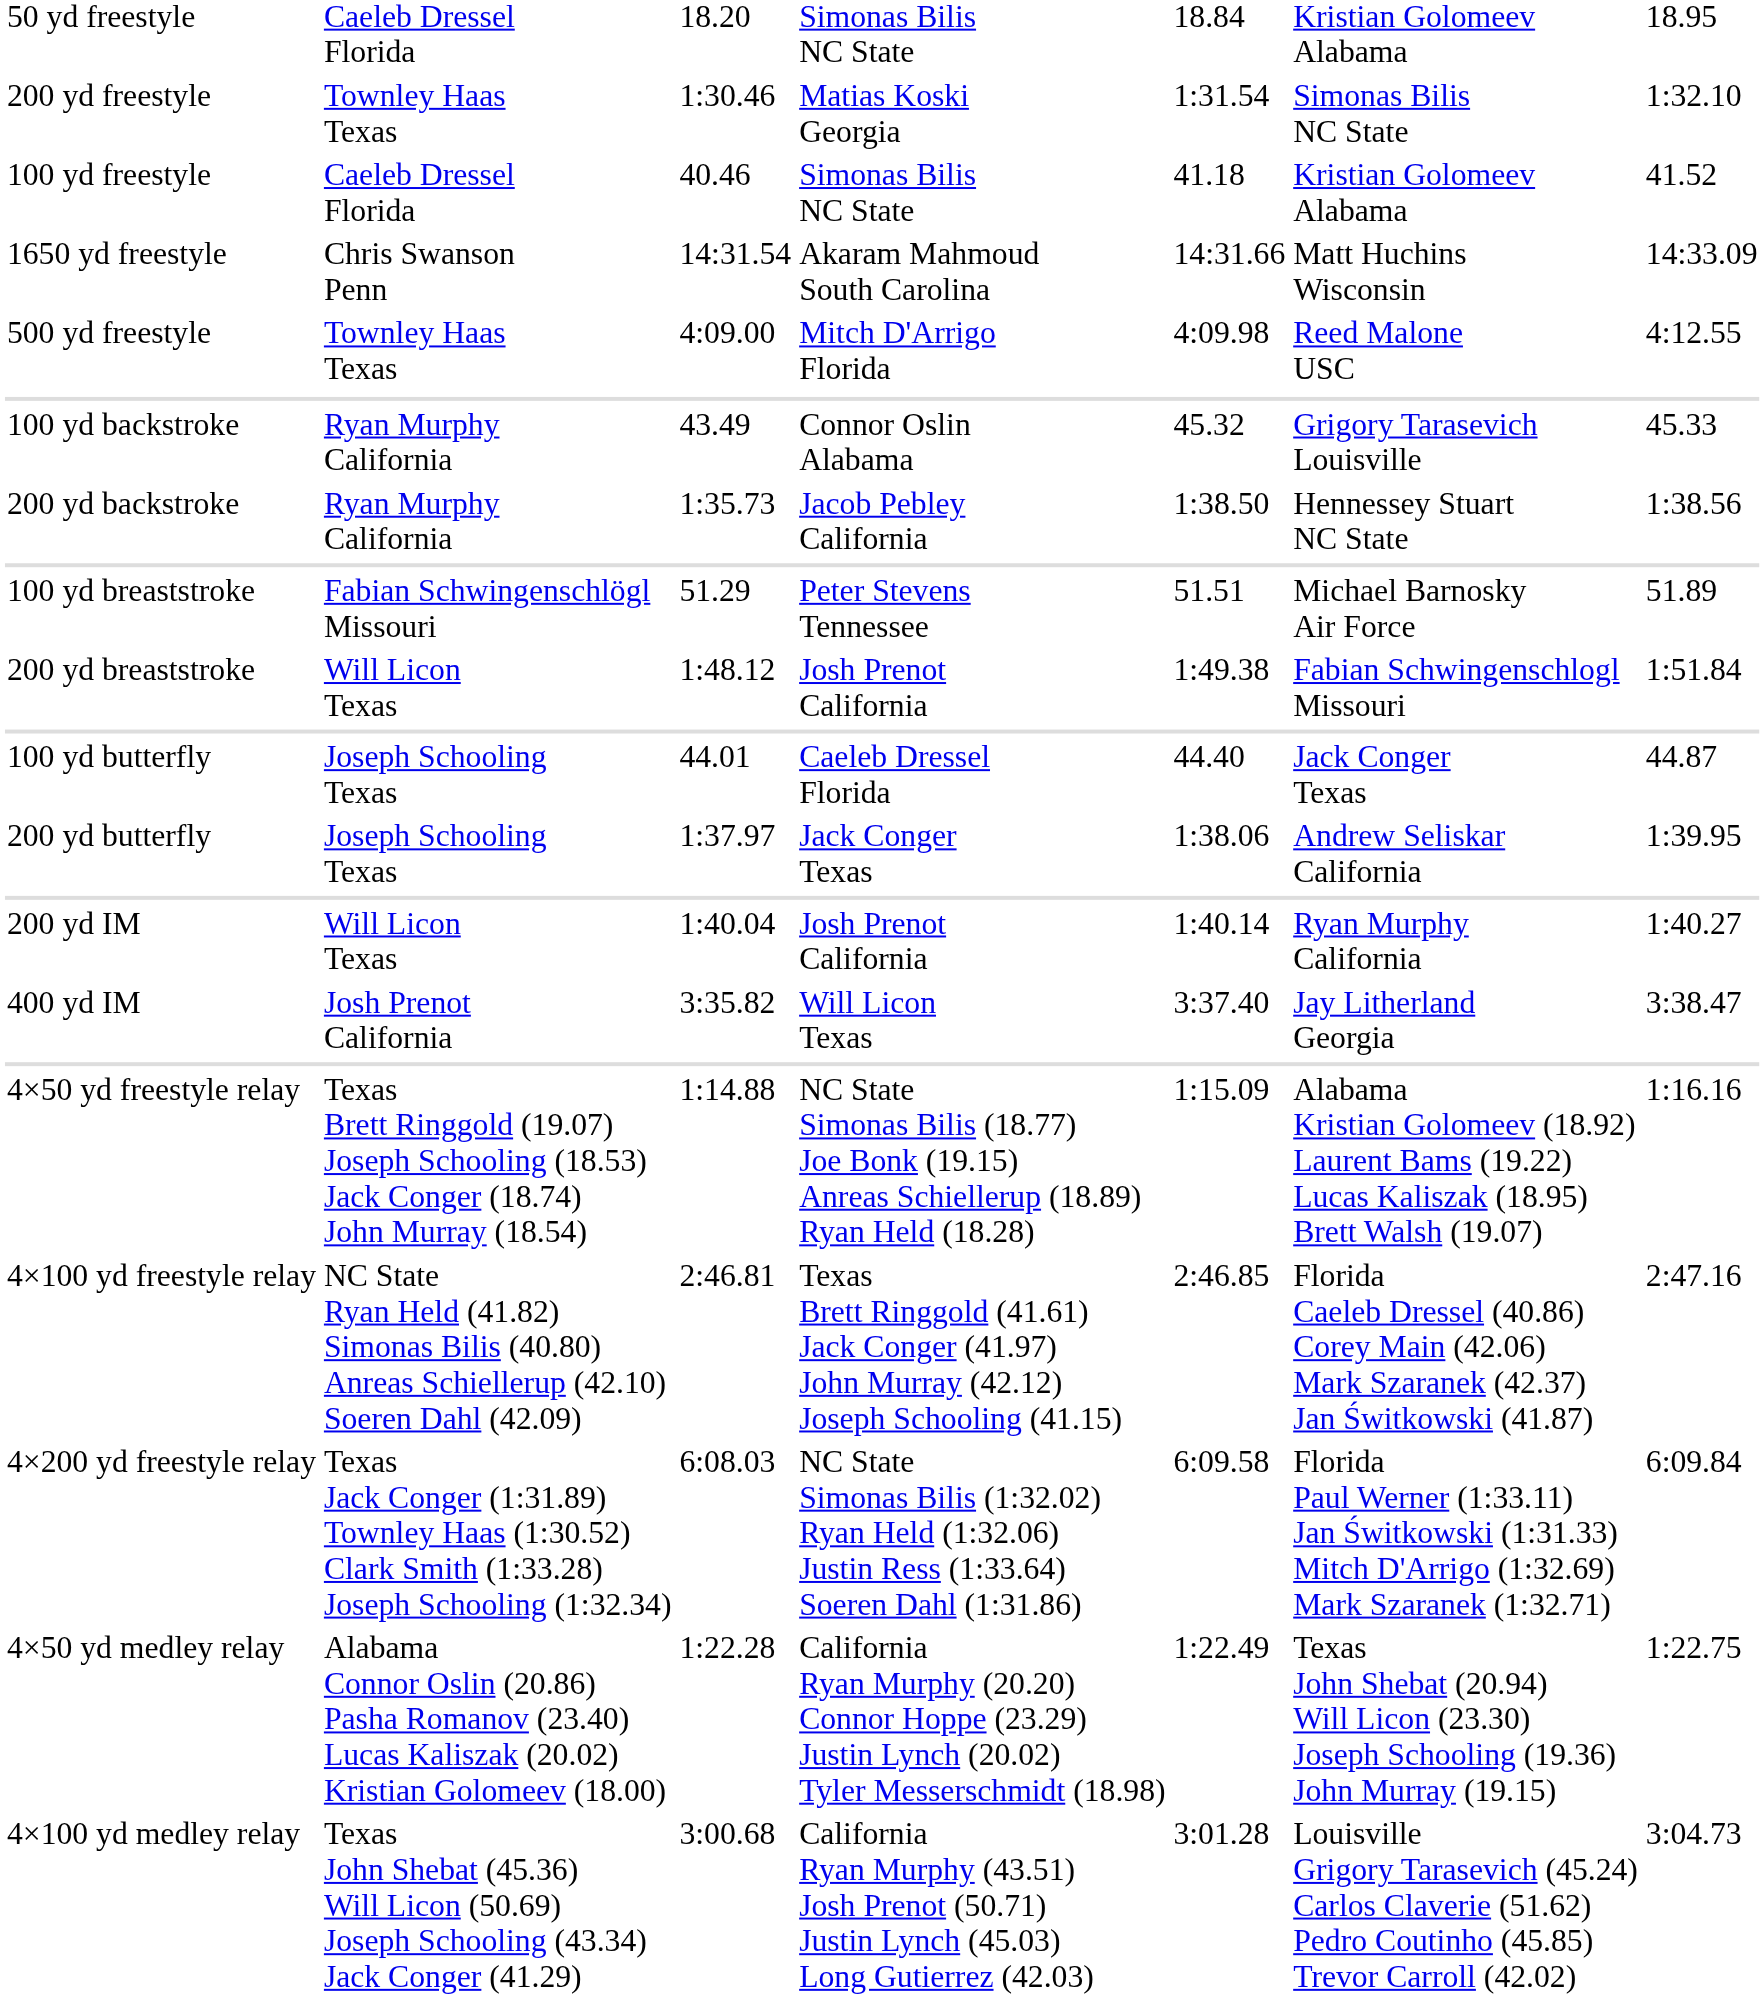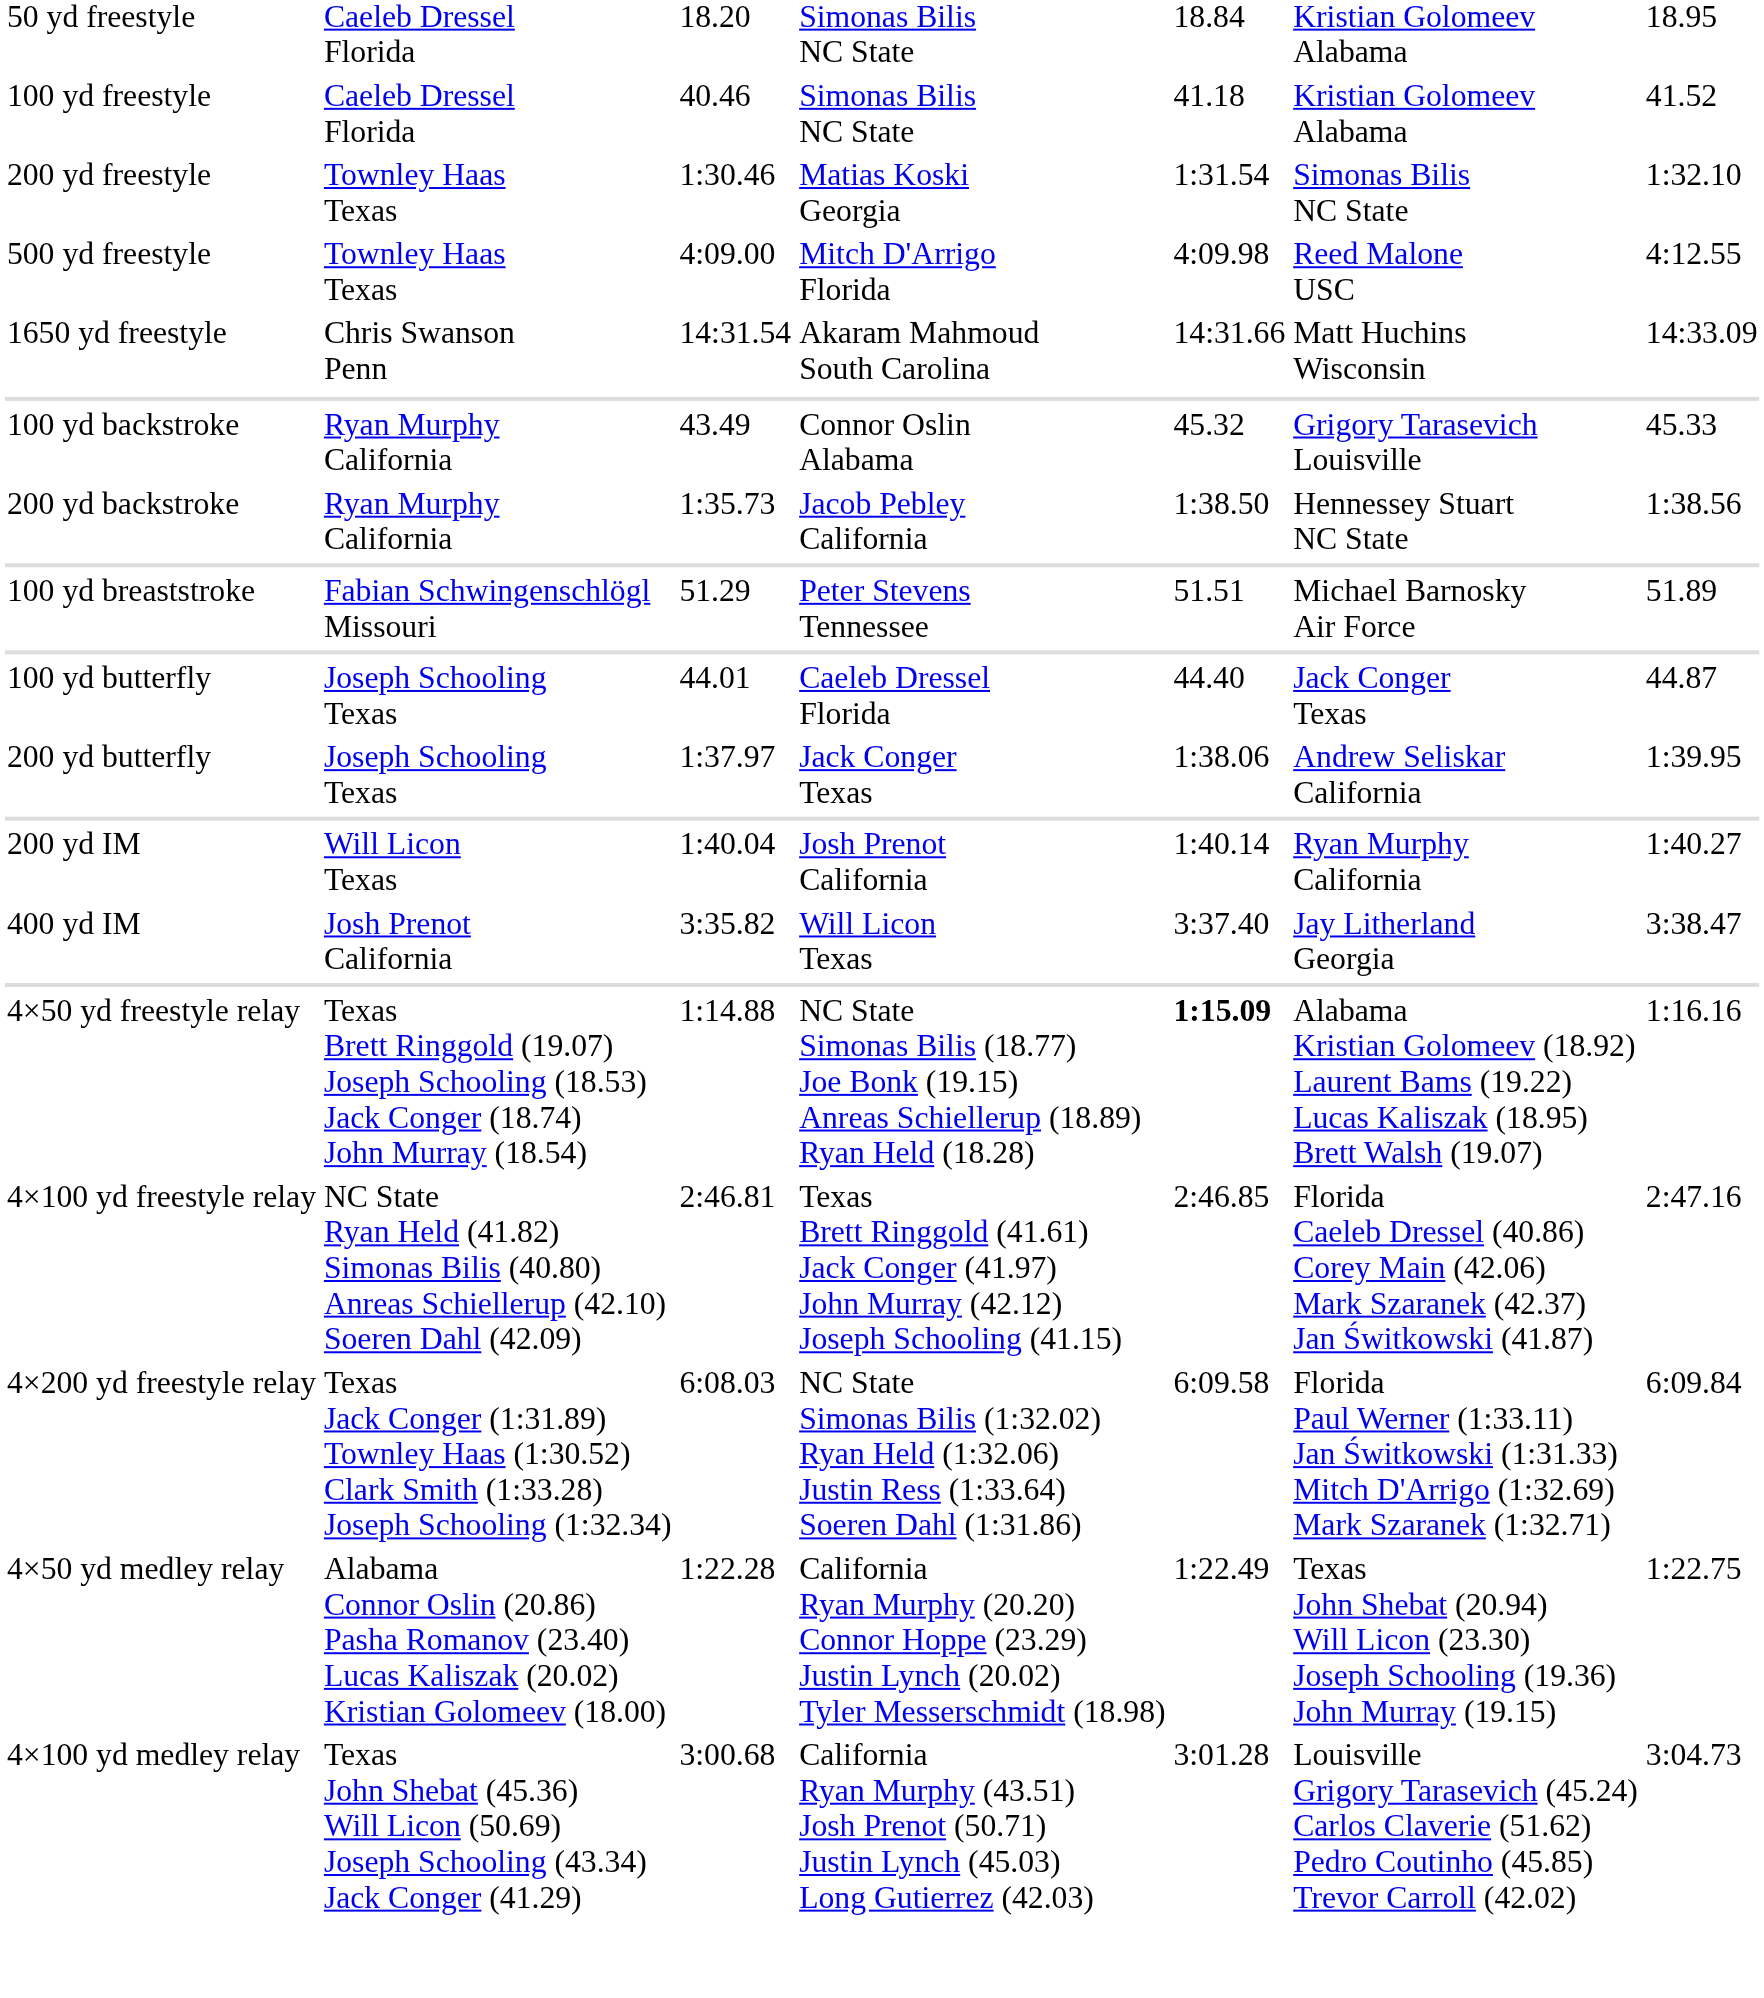rows swapped: (109, 174) <-> (109, 95)
rows swapped: (109, 333) <-> (117, 253)
- row: (131, 669)
(1221, 1089) normal -> (1222, 1010) bold
